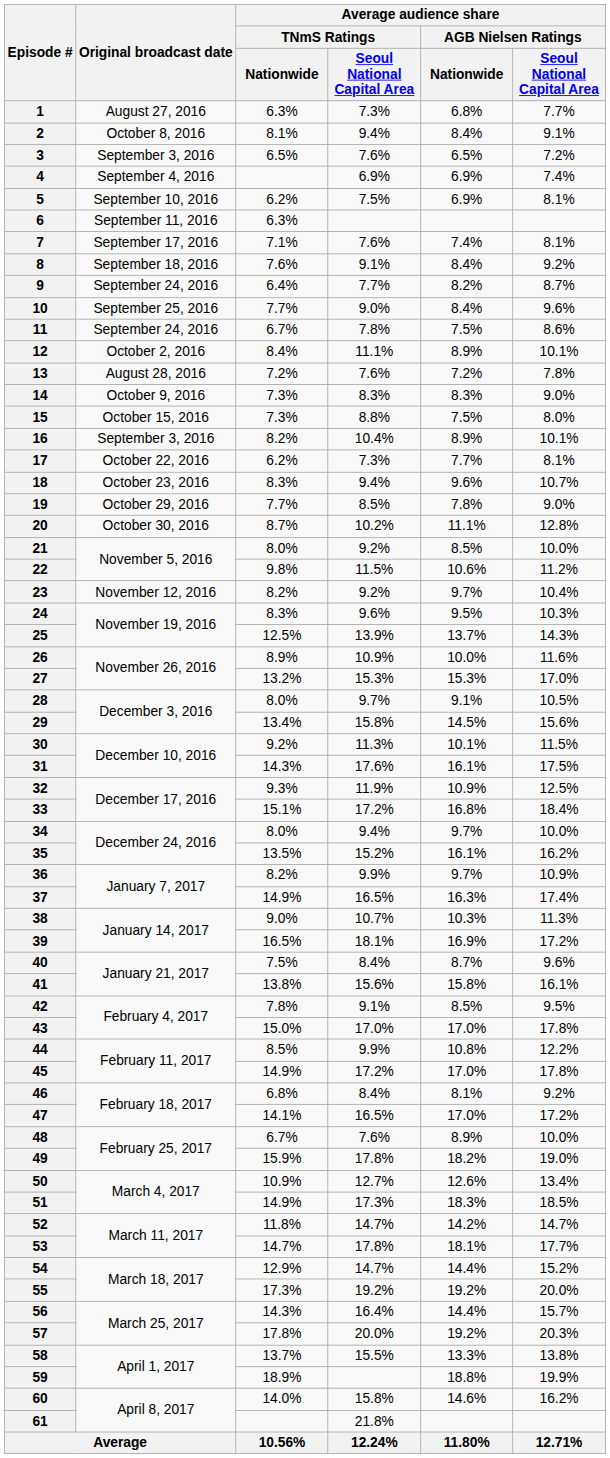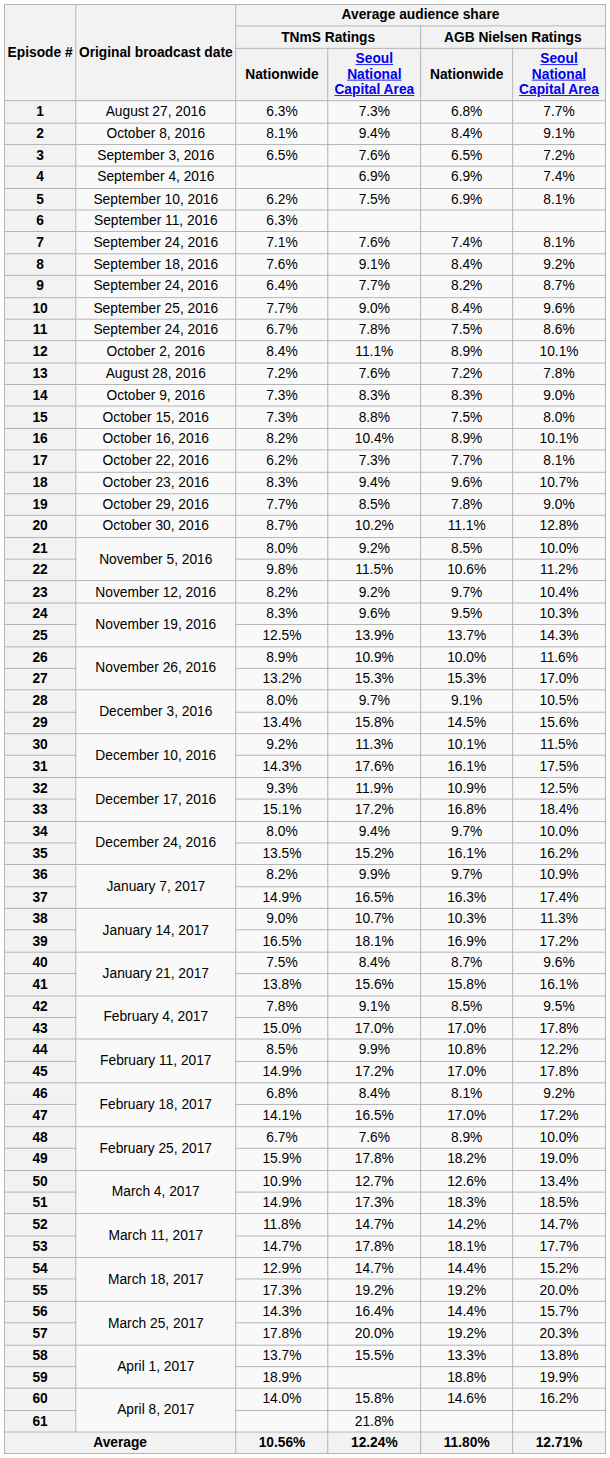(156, 242) September 17, 2016 -> (156, 242) September 24, 2016
(156, 439) September 3, 2016 -> (156, 439) October 16, 2016
